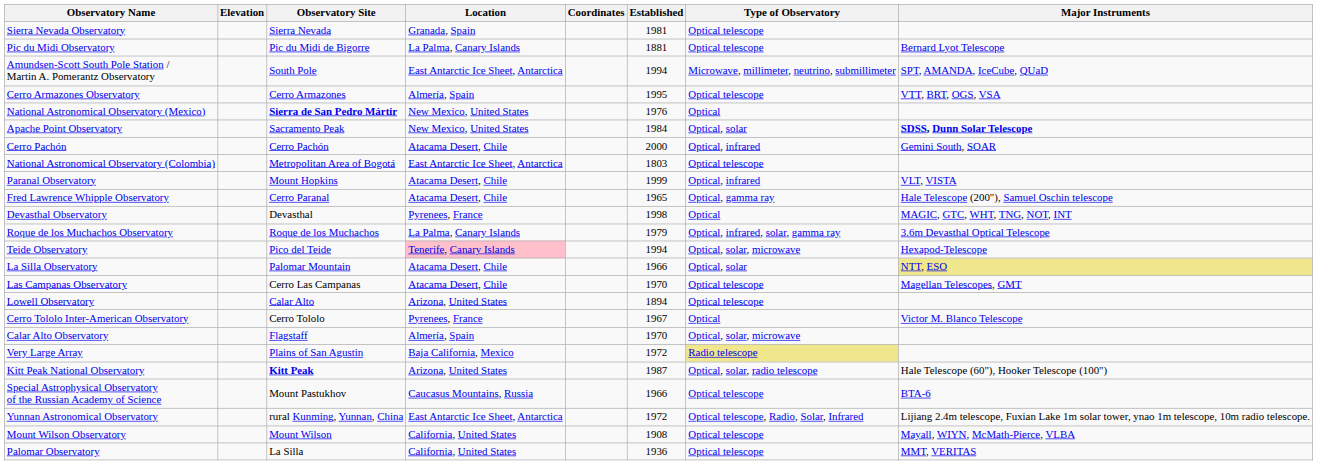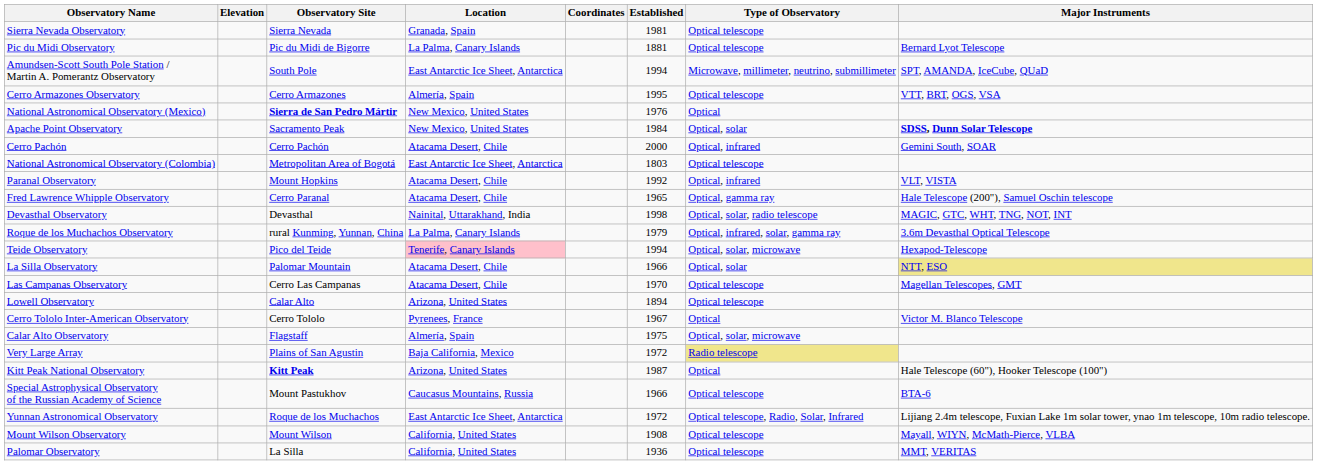(656, 180) 1999 -> (656, 180) 1992
(445, 215) Pyrenees, France -> (469, 215) Nainital, Uttarakhand, India
(704, 215) Optical -> (753, 215) Optical, solar, radio telescope
(324, 232) Roque de los Muchachos -> (336, 232) rural Kunming, Yunnan, China
(656, 335) 1970 -> (656, 335) 1975
(753, 370) Optical, solar, radio telescope -> (704, 370) Optical
(336, 417) rural Kunming, Yunnan, China -> (324, 417) Roque de los Muchachos
